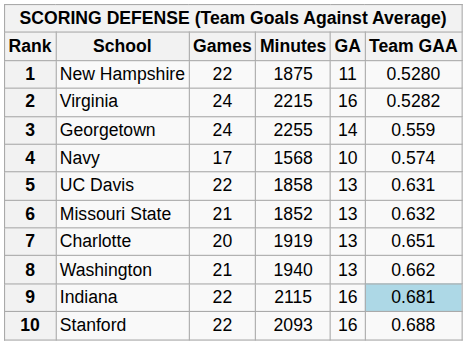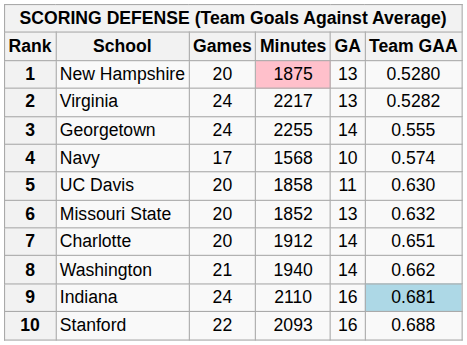(222, 74) 22 -> (222, 74) 20
(293, 74) no background -> (293, 74) pink background
(348, 74) 11 -> (348, 74) 13
(293, 102) 2215 -> (293, 102) 2217
(348, 102) 16 -> (348, 102) 13
(413, 130) 0.559 -> (413, 130) 0.555
(222, 185) 22 -> (222, 185) 20
(348, 185) 13 -> (348, 185) 11
(413, 185) 0.631 -> (413, 185) 0.630
(222, 213) 21 -> (222, 213) 20
(293, 241) 1919 -> (293, 241) 1912
(348, 241) 13 -> (348, 241) 14
(348, 269) 13 -> (348, 269) 14
(222, 297) 22 -> (222, 297) 24
(293, 297) 2115 -> (293, 297) 2110
